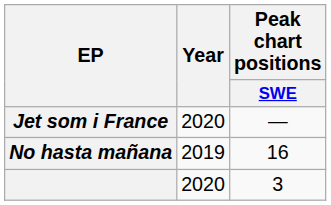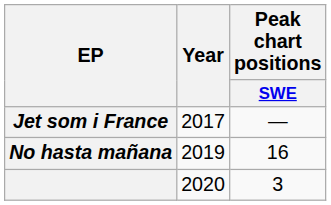(203, 121) 2020 -> (203, 121) 2017
